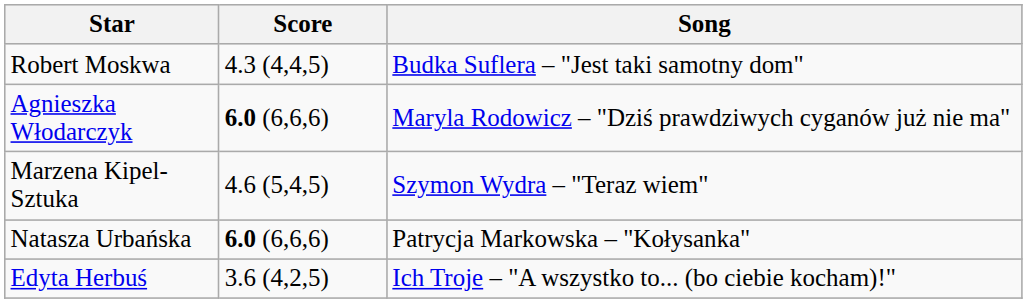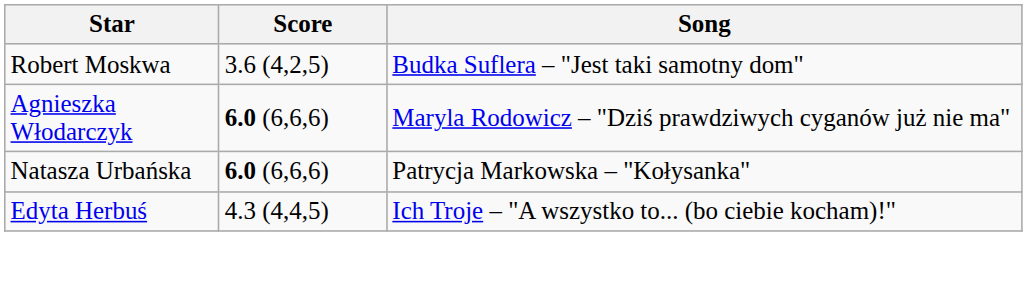(277, 63) 4.3 (4,4,5) -> (277, 63) 3.6 (4,2,5)
- row: (89, 185)
(277, 278) 3.6 (4,2,5) -> (277, 210) 4.3 (4,4,5)
